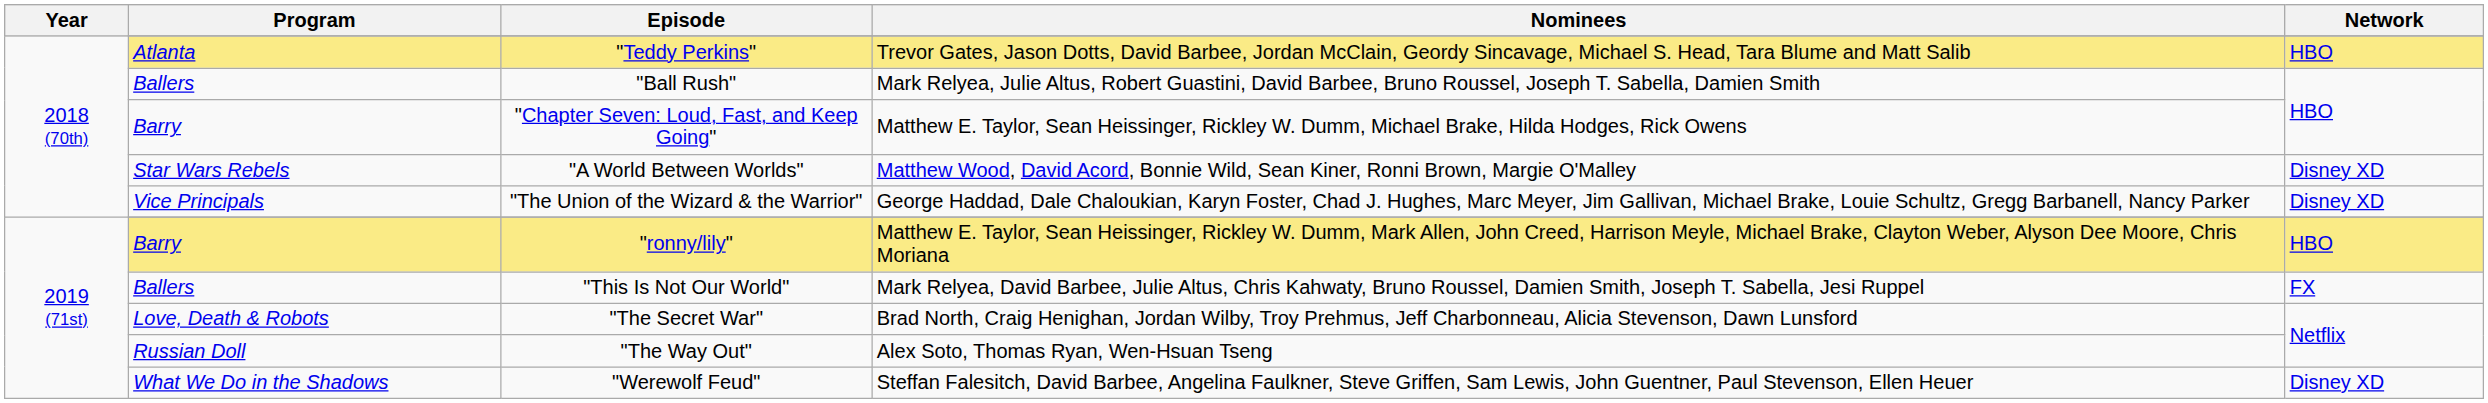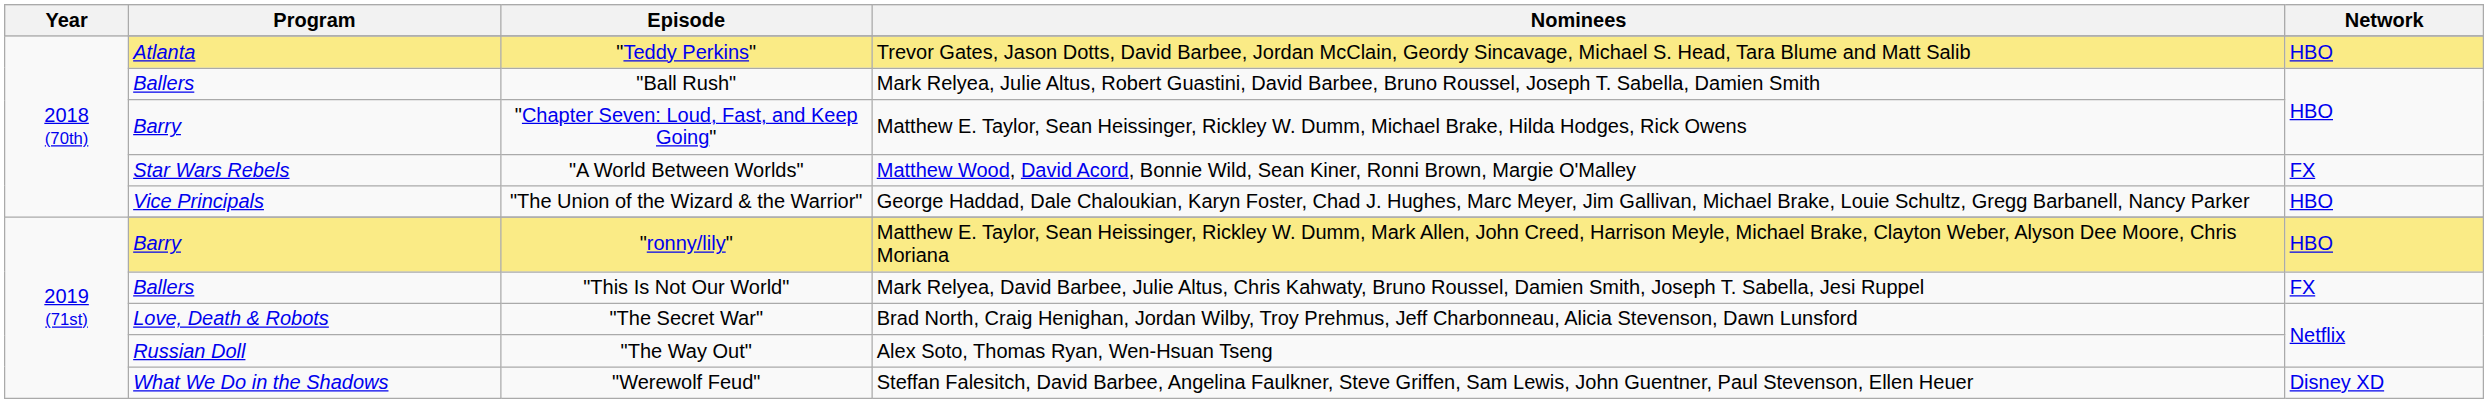(2337, 169) Disney XD -> (2302, 169) FX
(2337, 201) Disney XD -> (2311, 201) HBO
